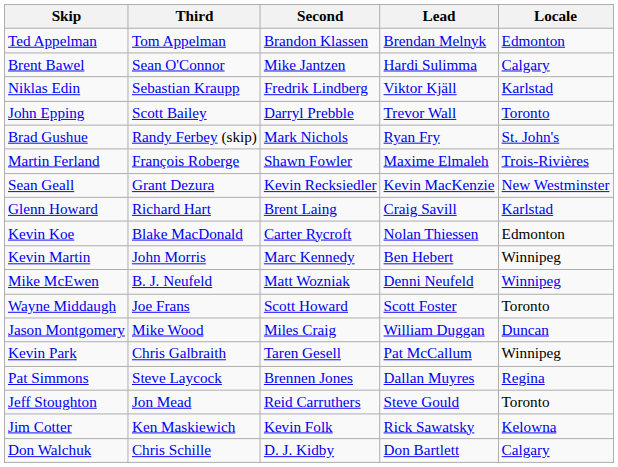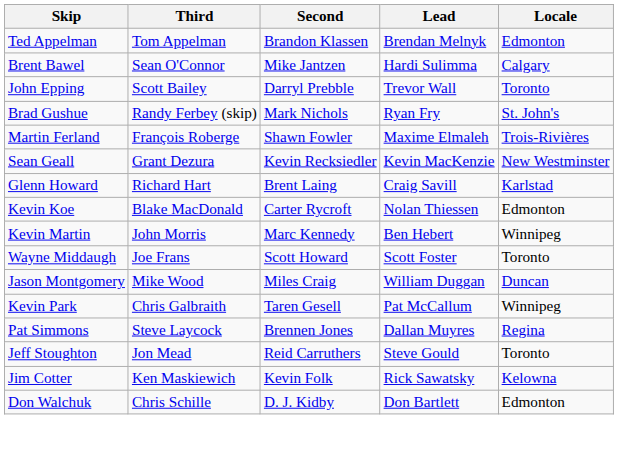- row: (44, 88)
- row: (53, 281)
(526, 450) Calgary -> (533, 402) Edmonton
